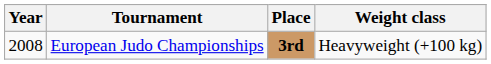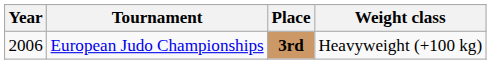(26, 45) 2008 -> (26, 45) 2006
